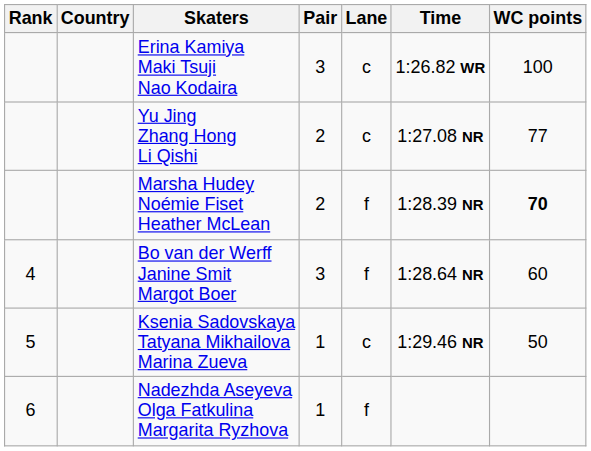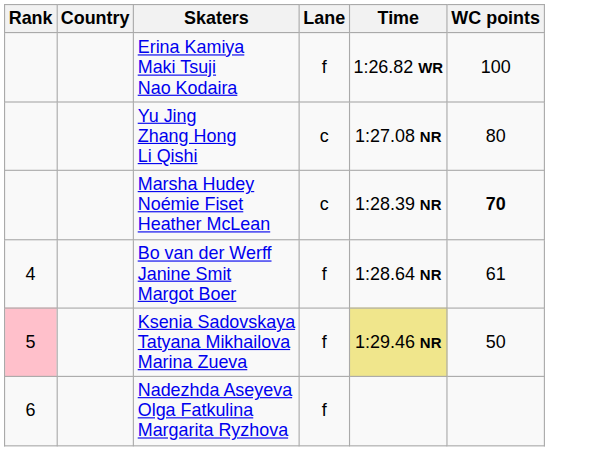- column: (320, 18)
(366, 67) c -> (324, 67) f
(538, 136) 77 -> (496, 136) 80
(366, 204) f -> (324, 204) c
(538, 273) 60 -> (496, 273) 61
(31, 342) no background -> (31, 342) pink background
(366, 342) c -> (324, 342) f
(440, 342) no background -> (398, 342) khaki background
